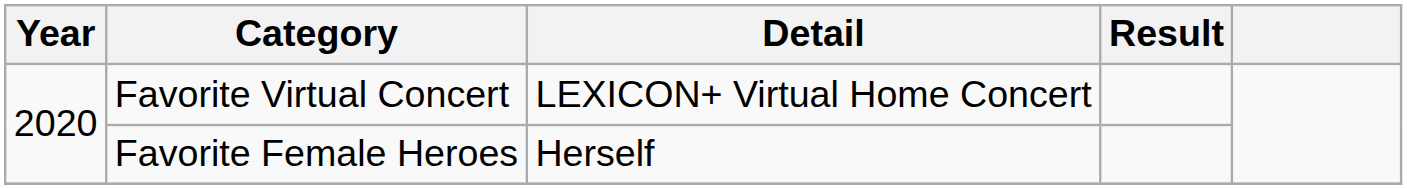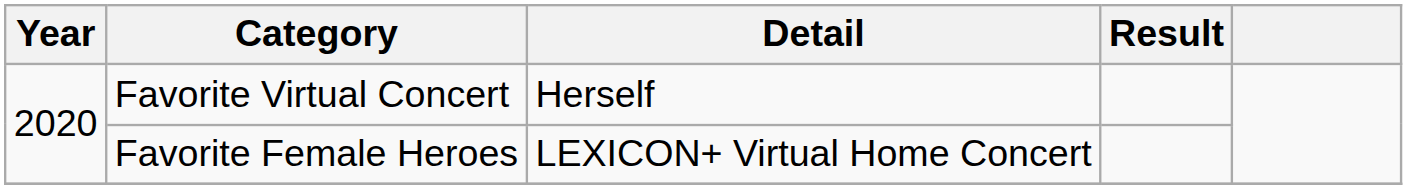(814, 93) LEXICON+ Virtual Home Concert -> (595, 93) Herself
(595, 153) Herself -> (814, 153) LEXICON+ Virtual Home Concert
